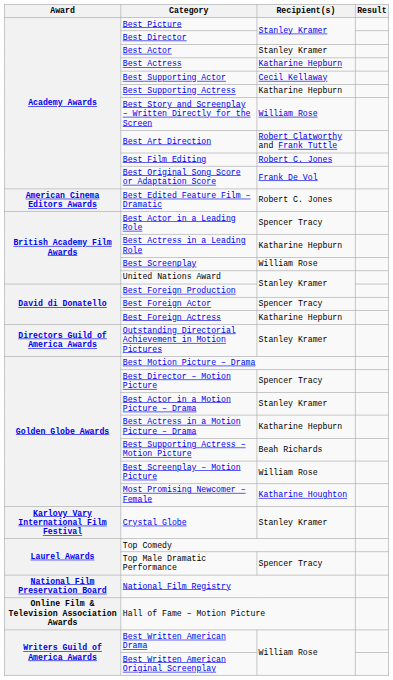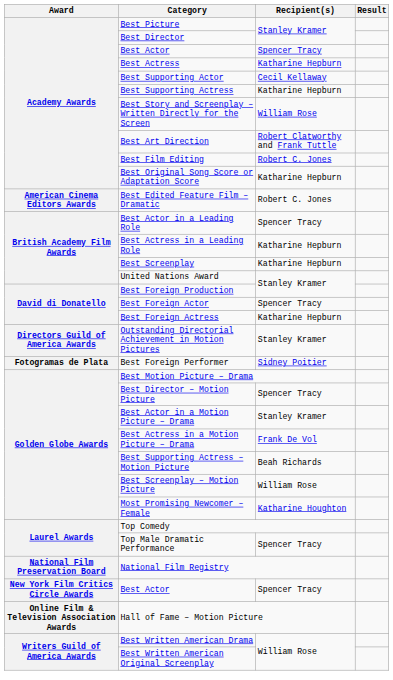(293, 51) Stanley Kramer -> (290, 51) Spencer Tracy
(288, 178) Frank De Vol -> (300, 178) Katharine Hepburn
(288, 264) William Rose -> (300, 264) Katharine Hepburn
+ row: (61, 363)
(300, 427) Katharine Hepburn -> (287, 440) Frank De Vol
- row: (63, 523)
+ row: (61, 590)
